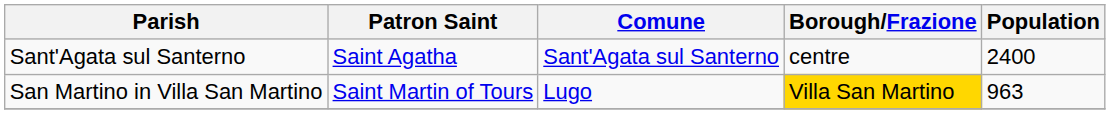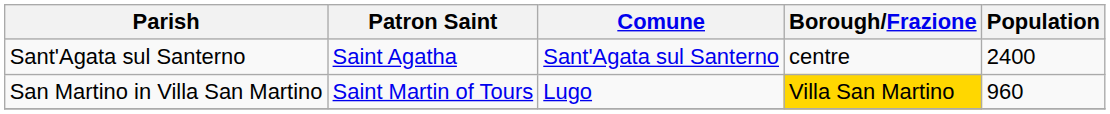(1005, 91) 963 -> (1005, 91) 960
